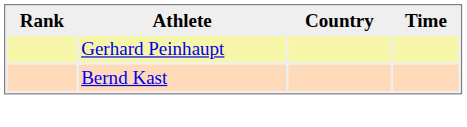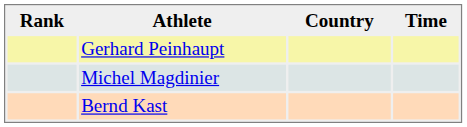+ row: (150, 77)
